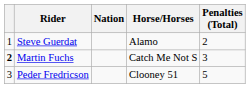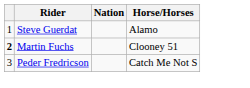- column: (222, 18)
(163, 58) Catch Me Not S -> (154, 46) Clooney 51
(154, 74) Clooney 51 -> (163, 63) Catch Me Not S
